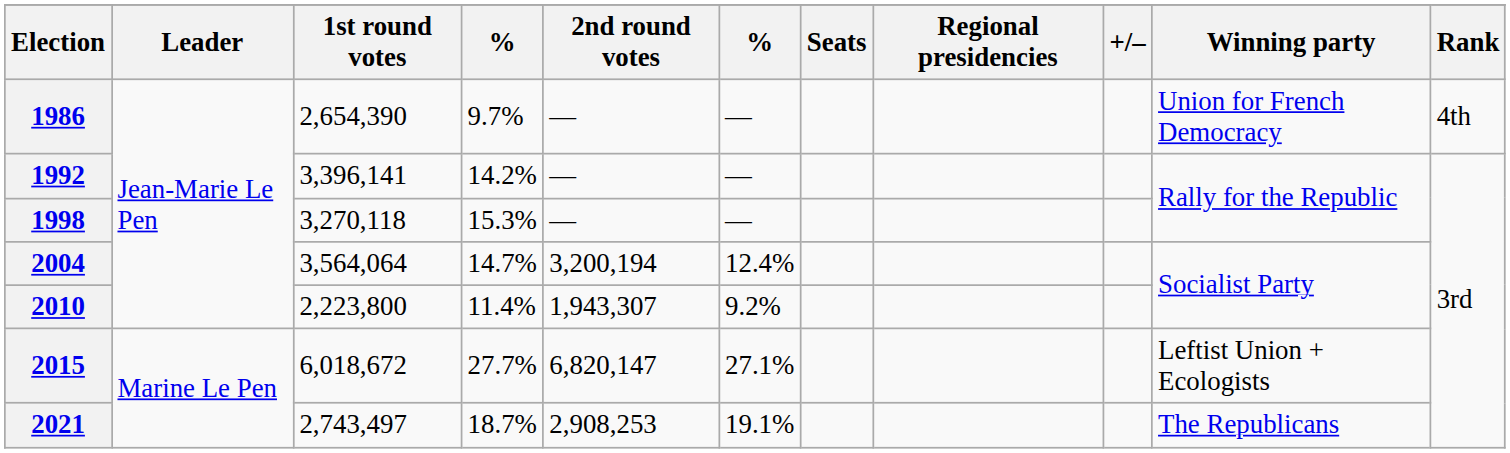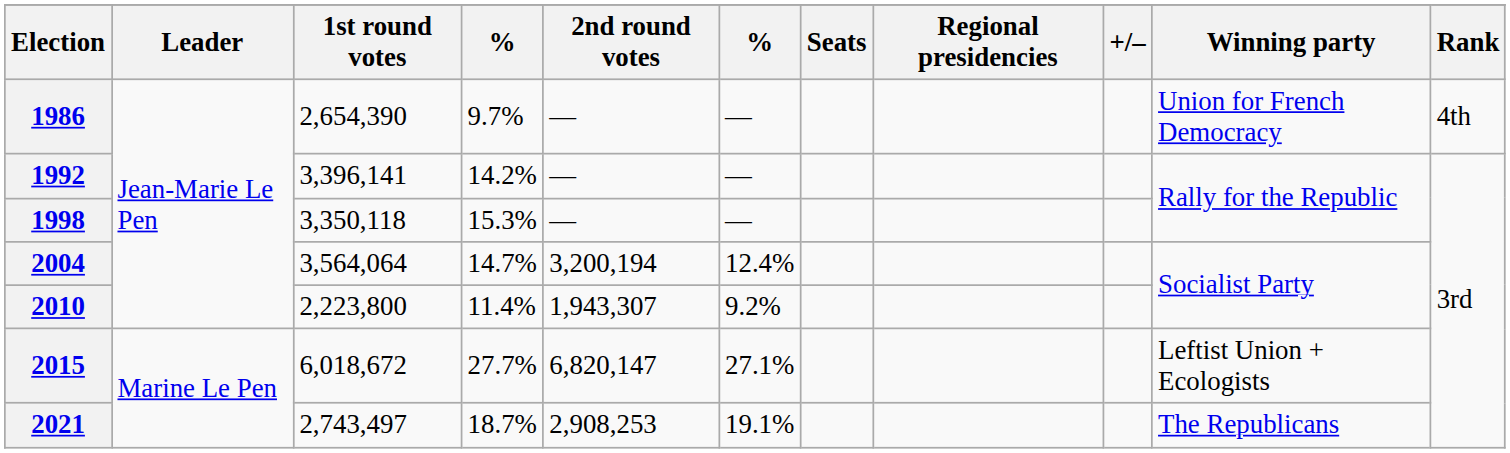(353, 218) 3,270,118 -> (353, 218) 3,350,118
